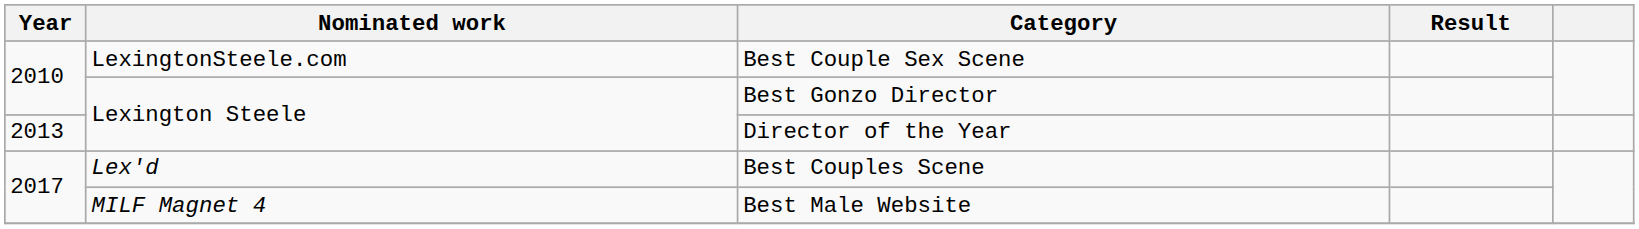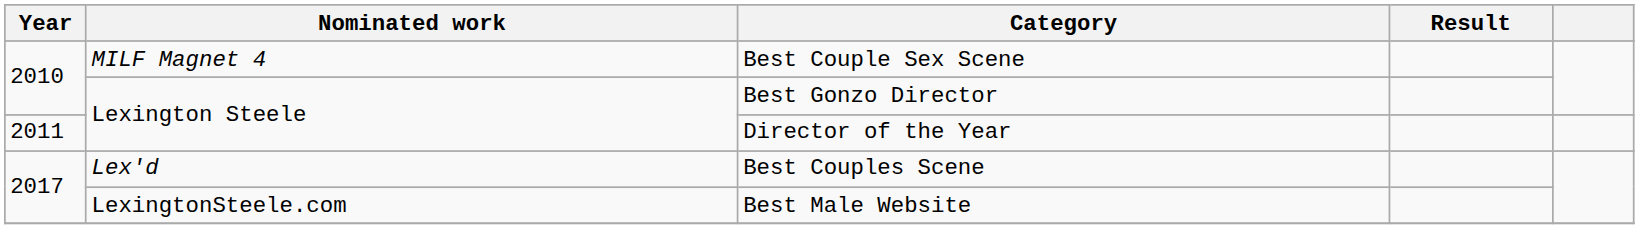(219, 60) LexingtonSteele.com -> (179, 60) MILF Magnet 4
(37, 132) 2013 -> (37, 132) 2011
(179, 205) MILF Magnet 4 -> (219, 205) LexingtonSteele.com
